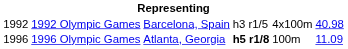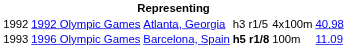(187, 24) Barcelona, Spain -> (184, 24) Atlanta, Georgia
(16, 39) 1996 -> (16, 39) 1993
(184, 39) Atlanta, Georgia -> (187, 39) Barcelona, Spain
